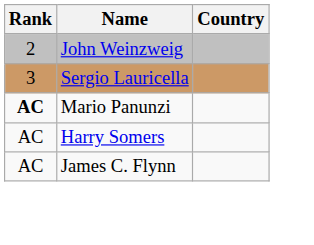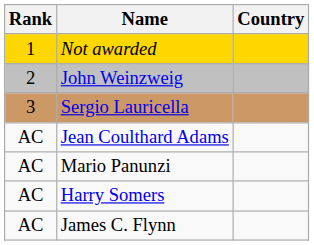+ row: (109, 48)
+ row: (145, 136)
(31, 107) bold -> (31, 166) normal
